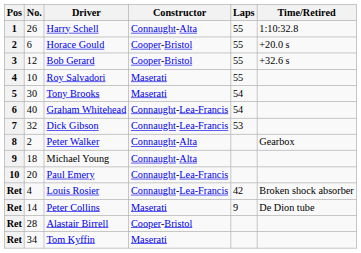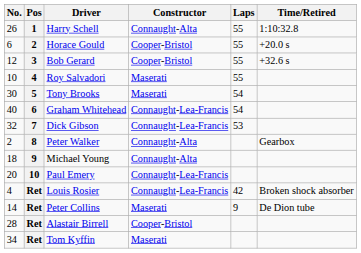columns swapped: (14, 12) <-> (34, 12)
